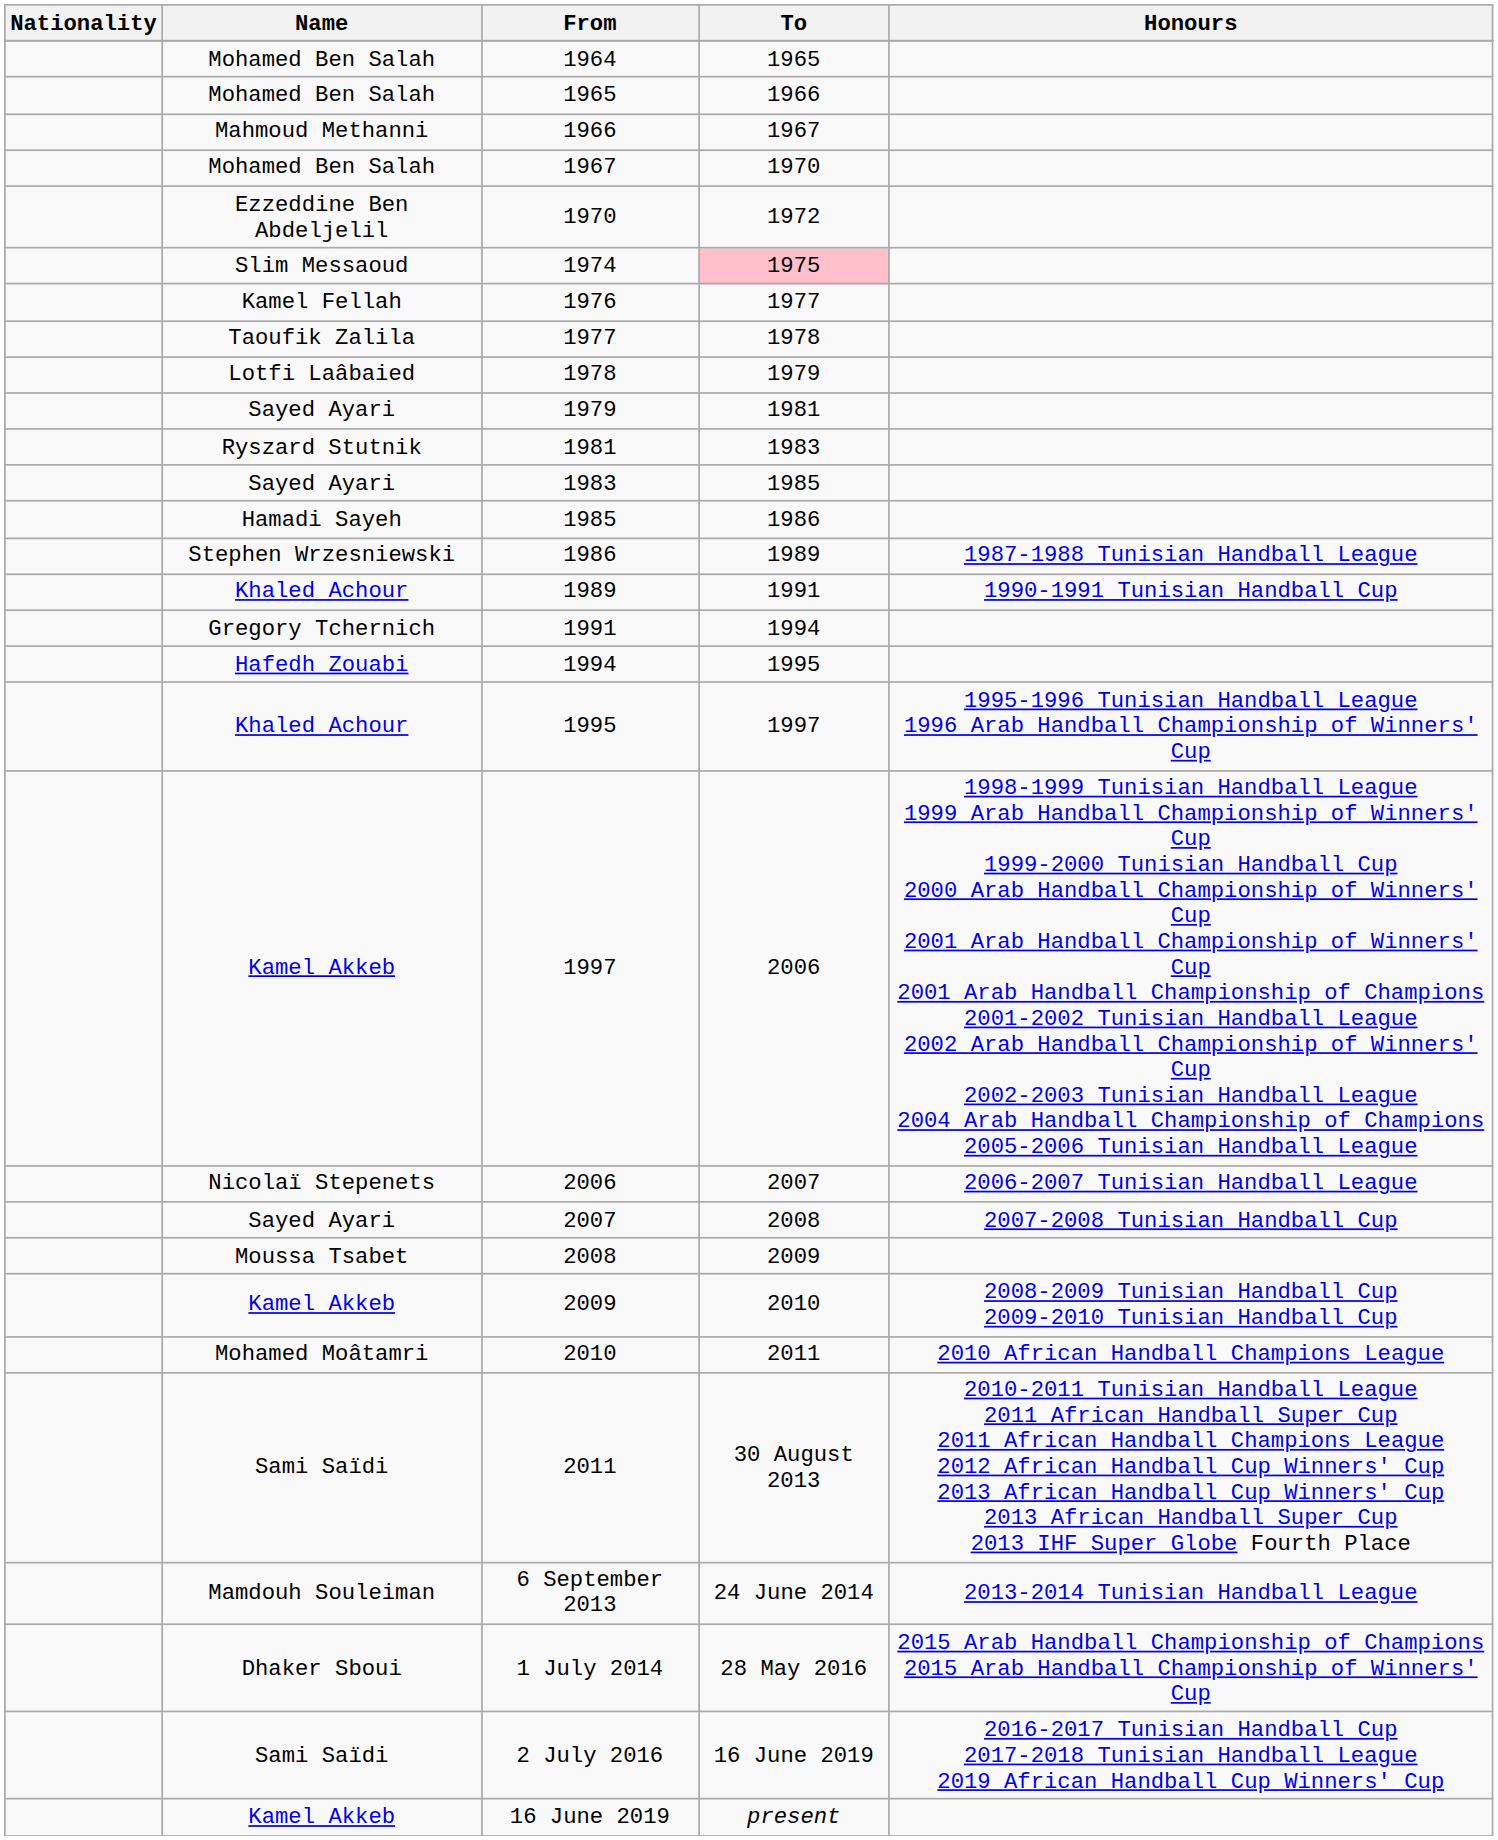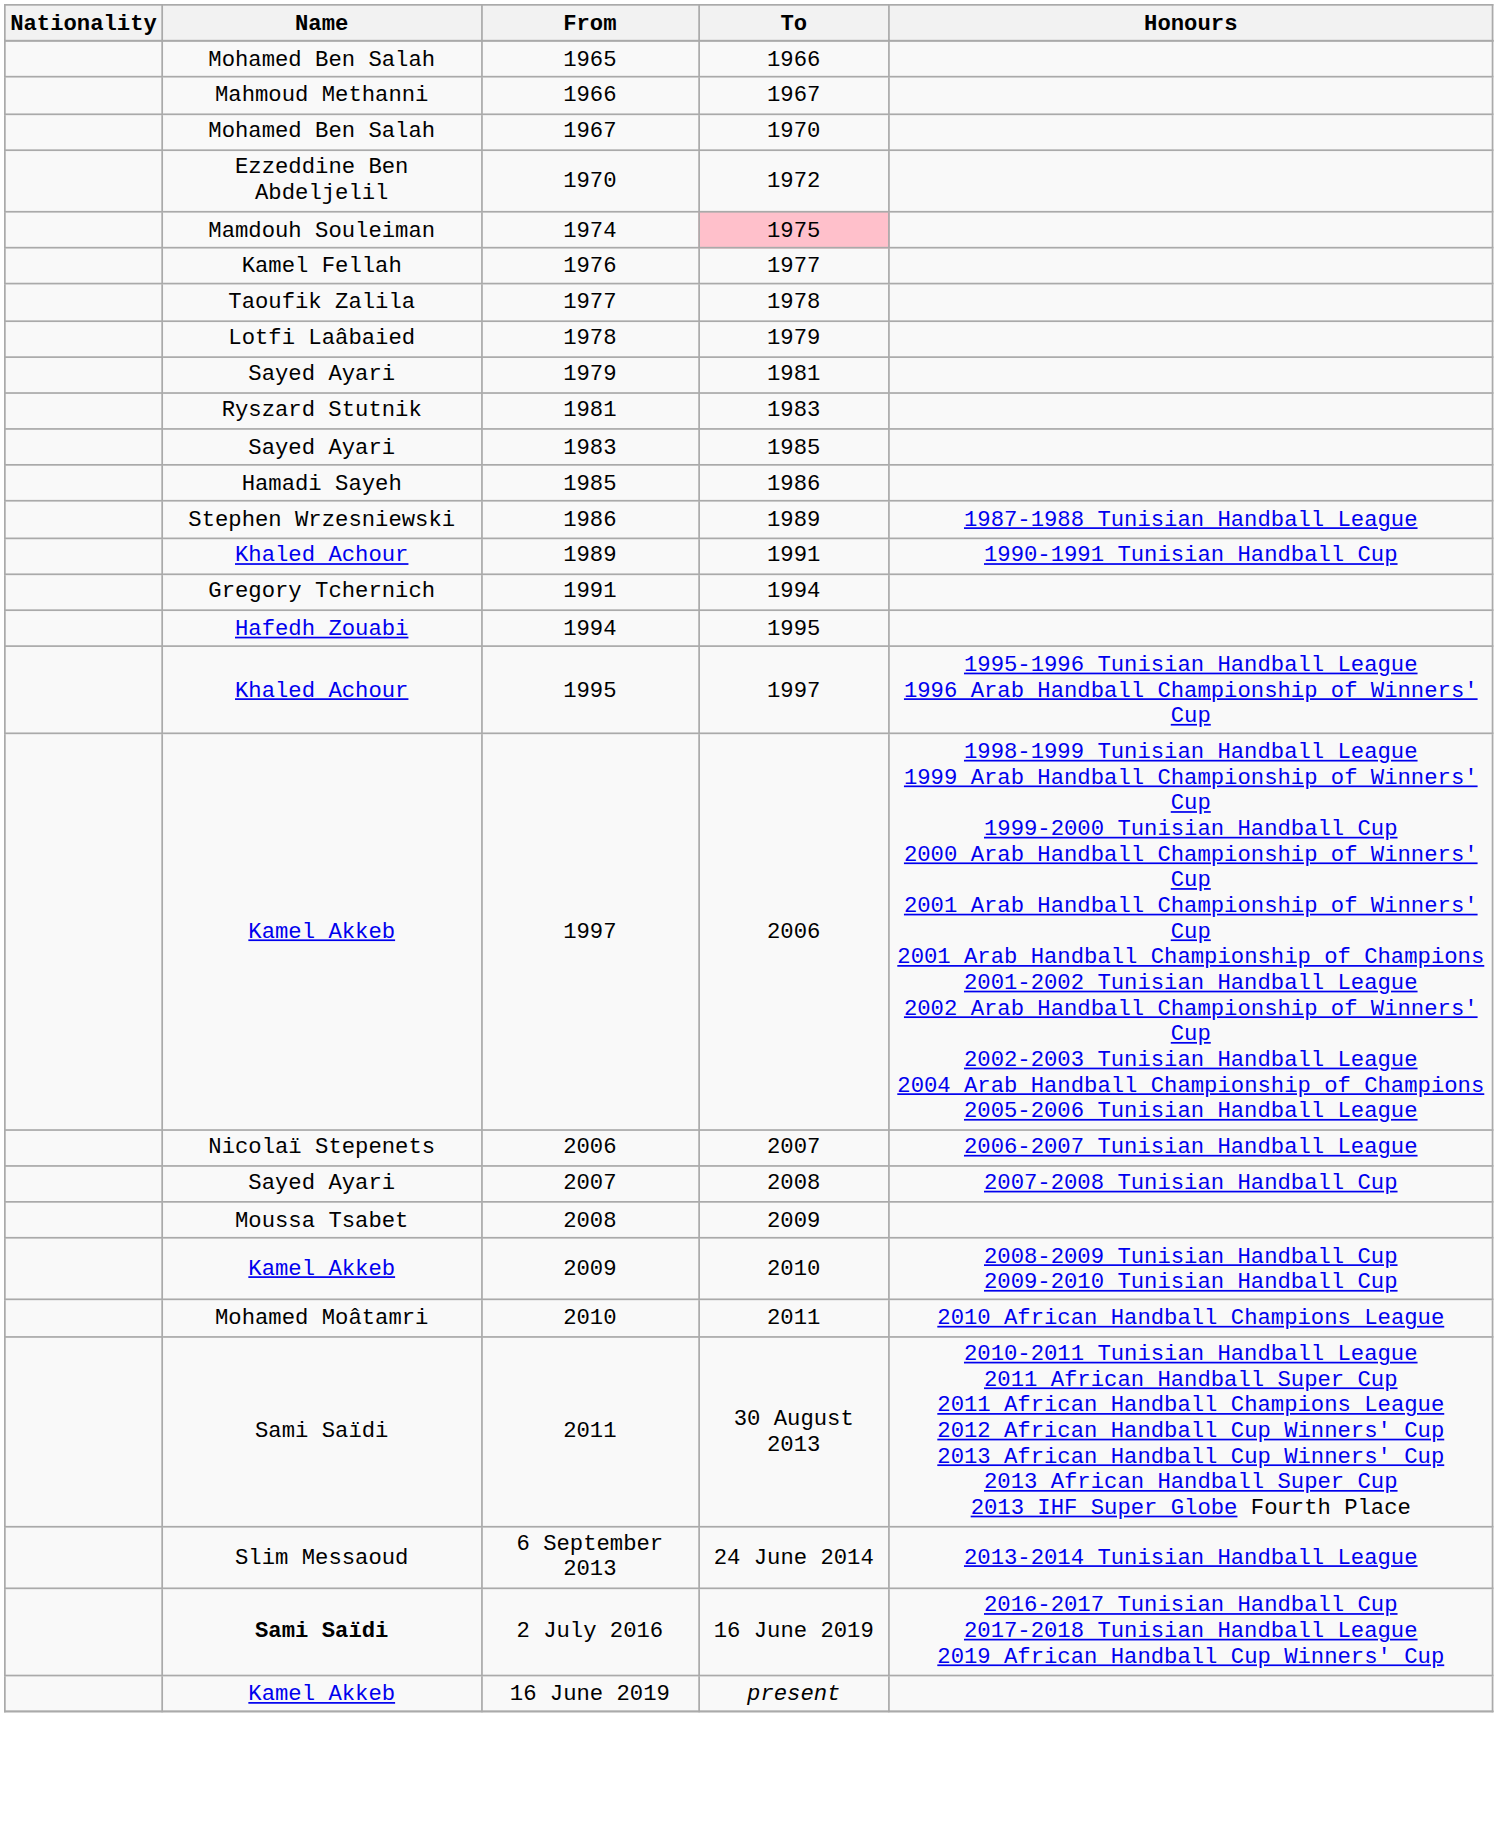- row: (590, 59)
(322, 266) Slim Messaoud -> (322, 230) Mamdouh Souleiman
(322, 1593) Mamdouh Souleiman -> (322, 1557) Slim Messaoud
- row: (590, 1668)
(322, 1756) normal -> (322, 1632) bold
